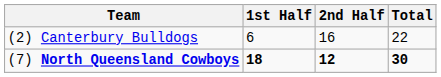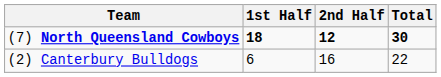rows swapped: (103, 38) <-> (124, 61)
